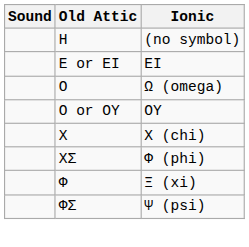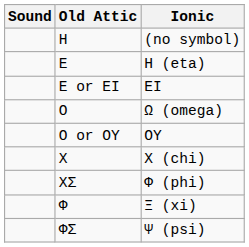+ row: (175, 64)
